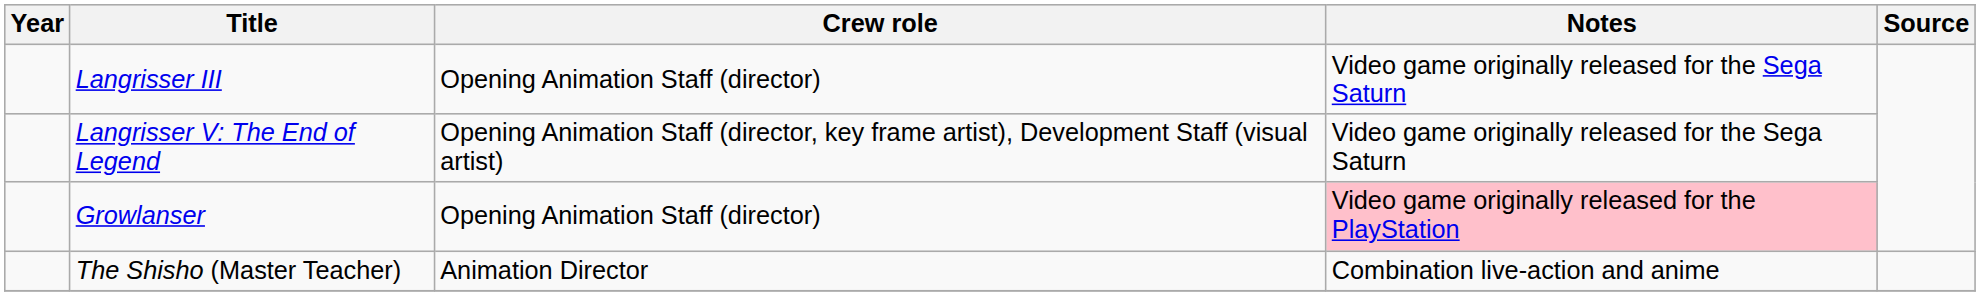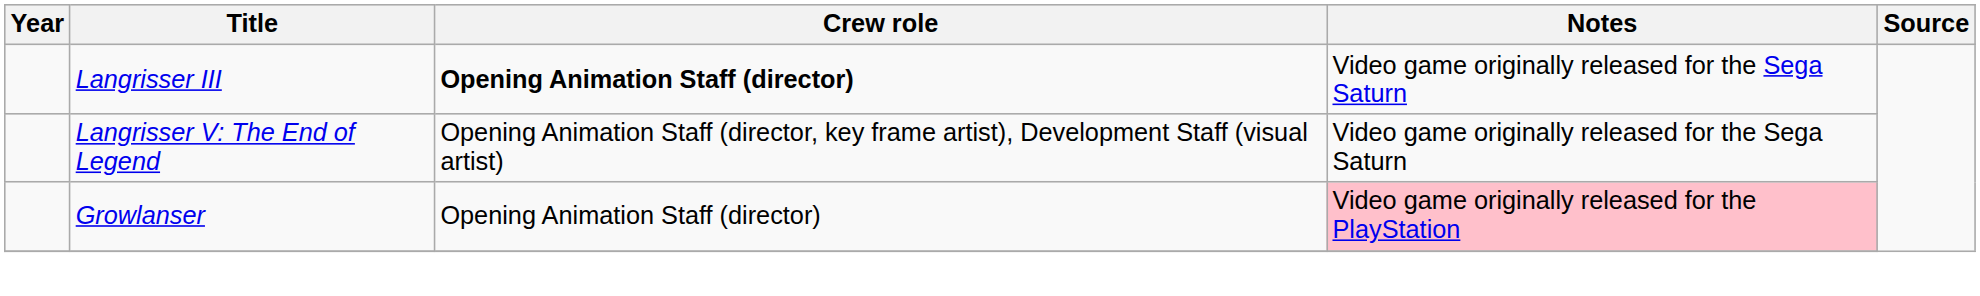(630, 78) normal -> (647, 78) bold
- row: (238, 270)
